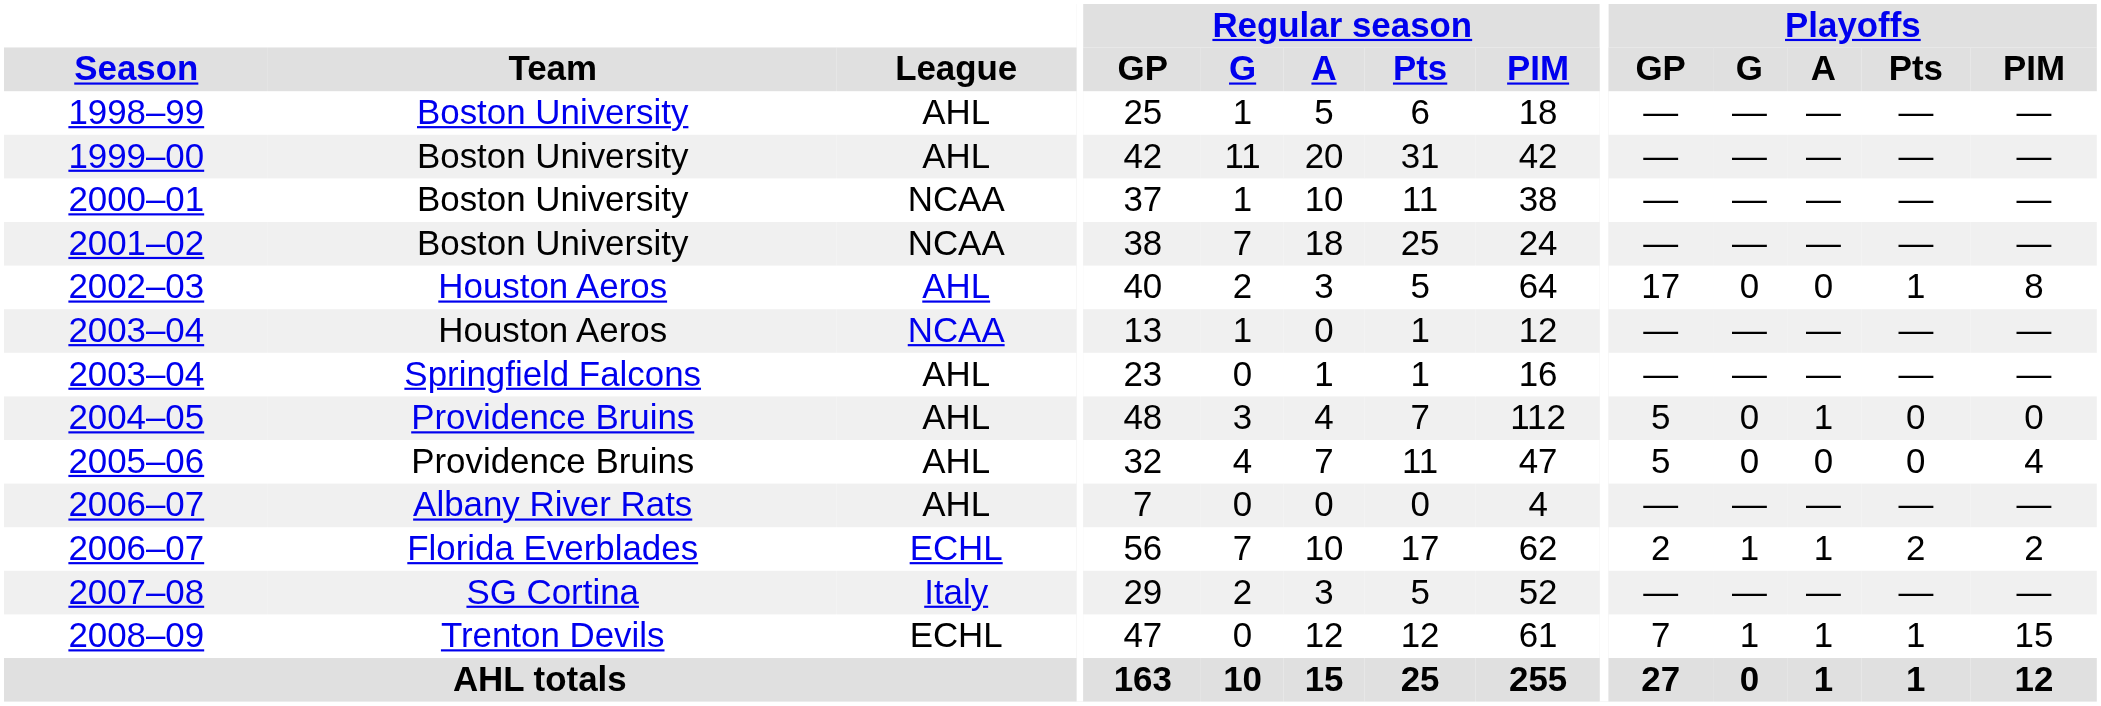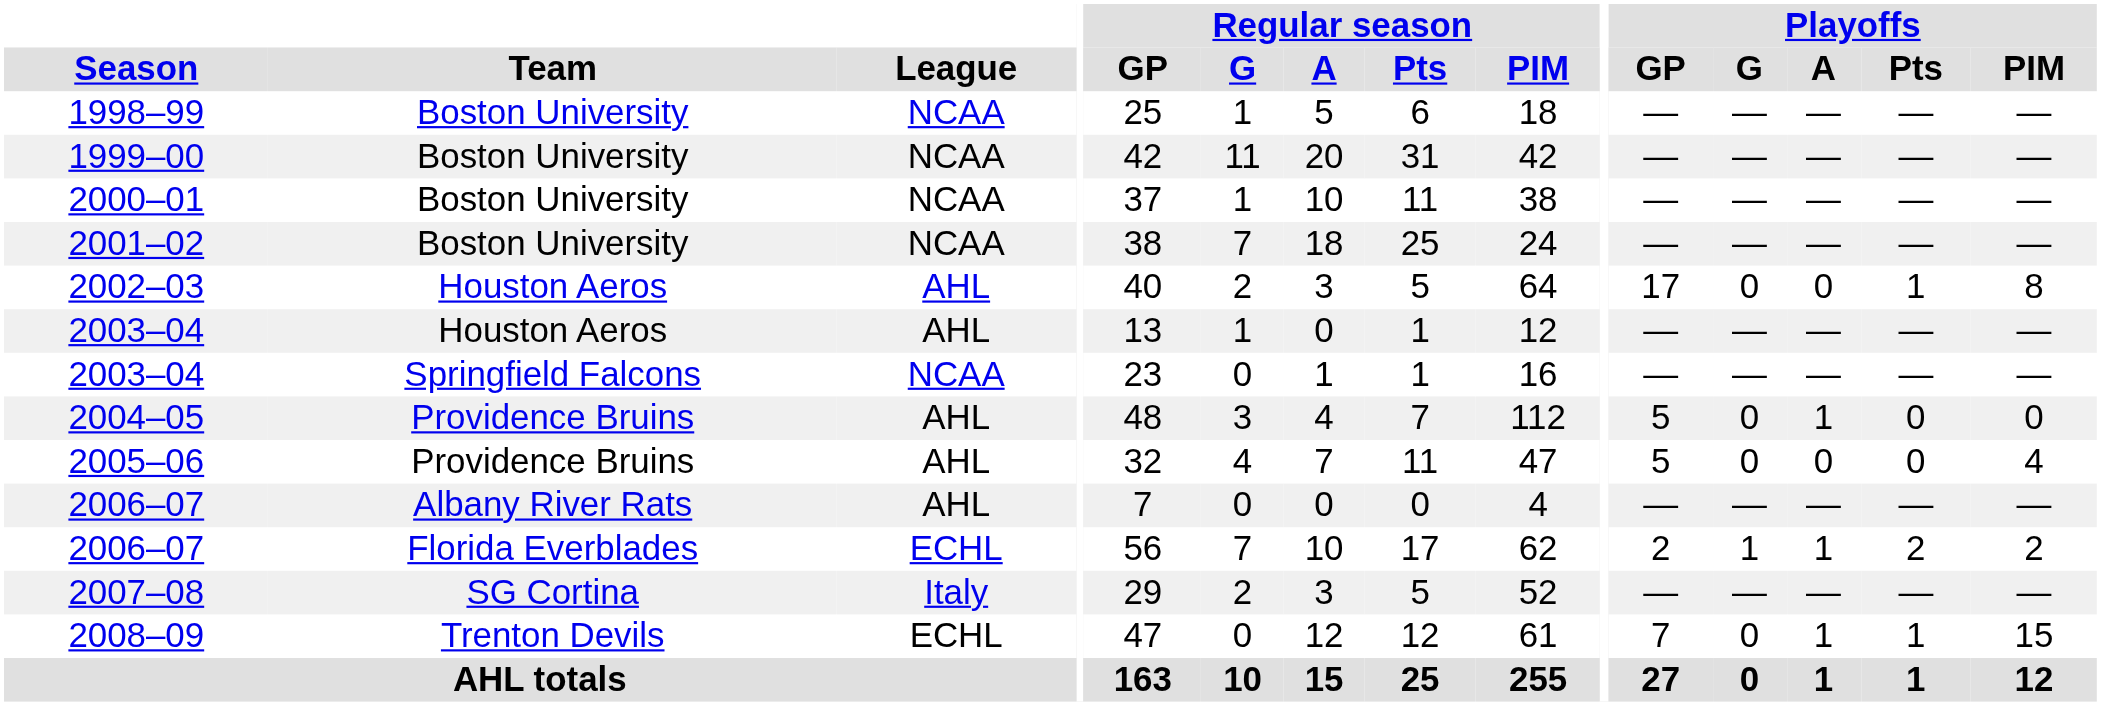(956, 112) AHL -> (956, 112) NCAA
(956, 156) AHL -> (956, 156) NCAA
(956, 330) NCAA -> (956, 330) AHL
(956, 374) AHL -> (956, 374) NCAA
(1749, 635) 1 -> (1749, 635) 0
